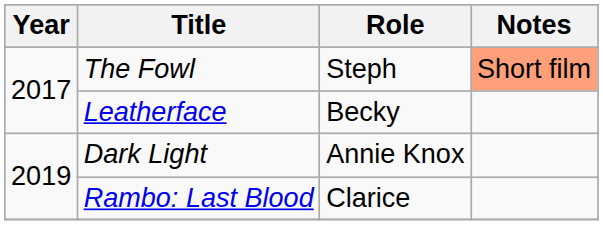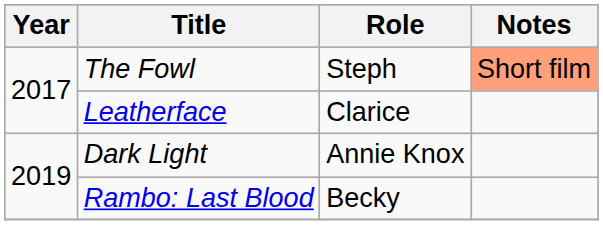(363, 111) Becky -> (368, 111) Clarice
(368, 197) Clarice -> (363, 197) Becky
